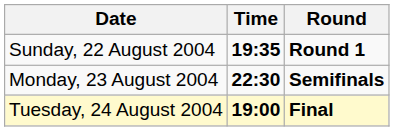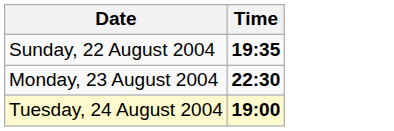- column: (337, 19)
